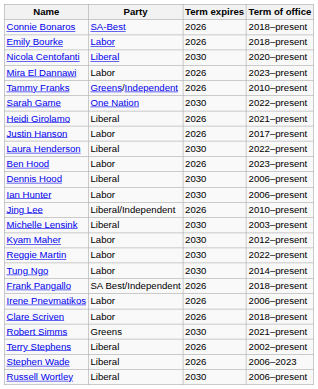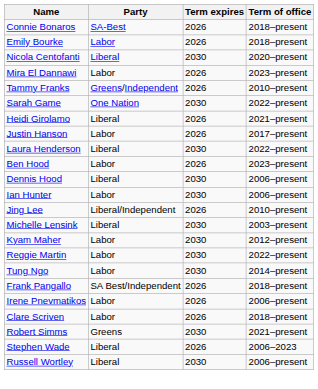- row: (39, 347)
